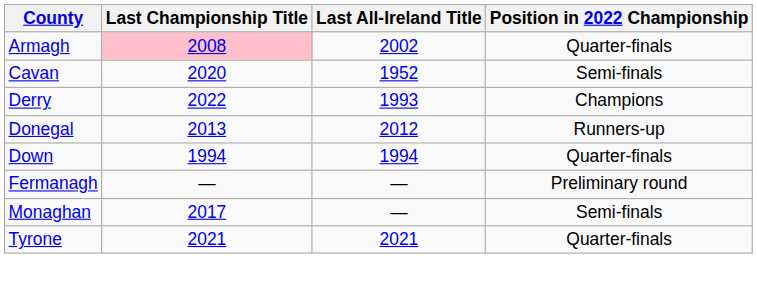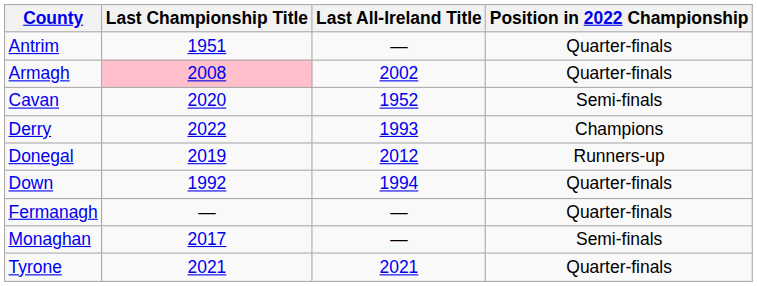+ row: (34, 45)
(207, 128) 2013 -> (207, 156) 2019
(207, 156) 1994 -> (207, 184) 1992
(619, 184) Preliminary round -> (619, 211) Quarter-finals
